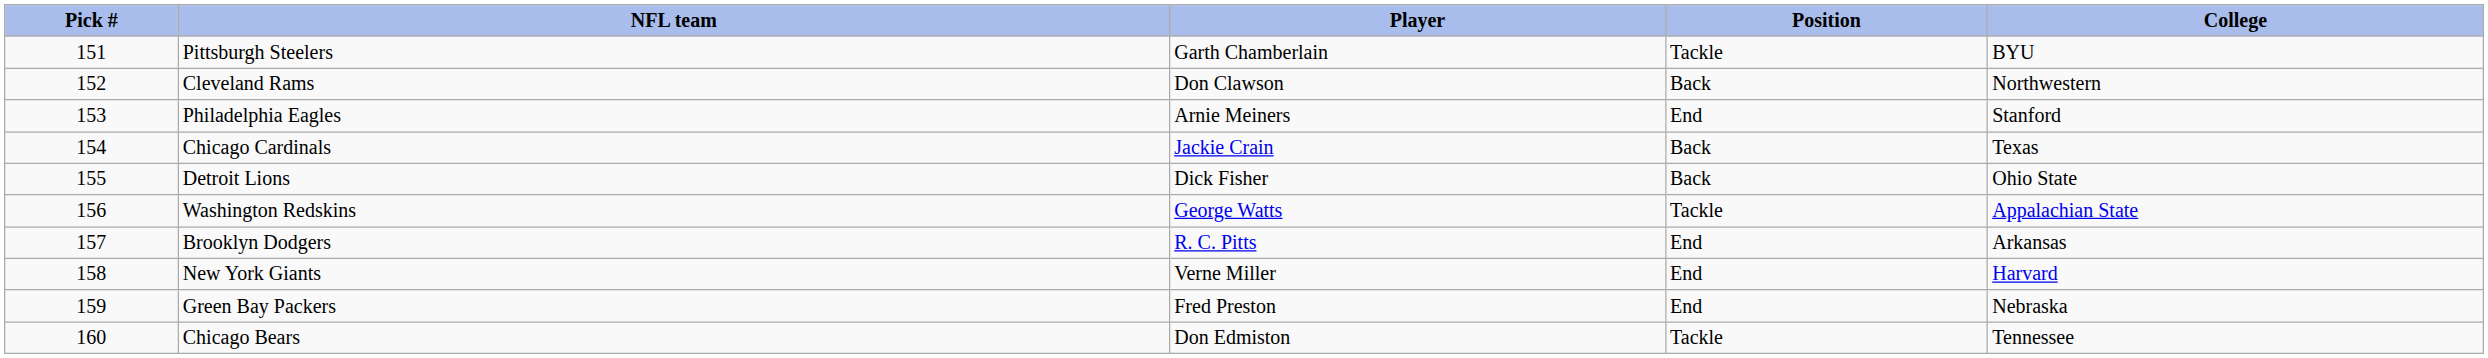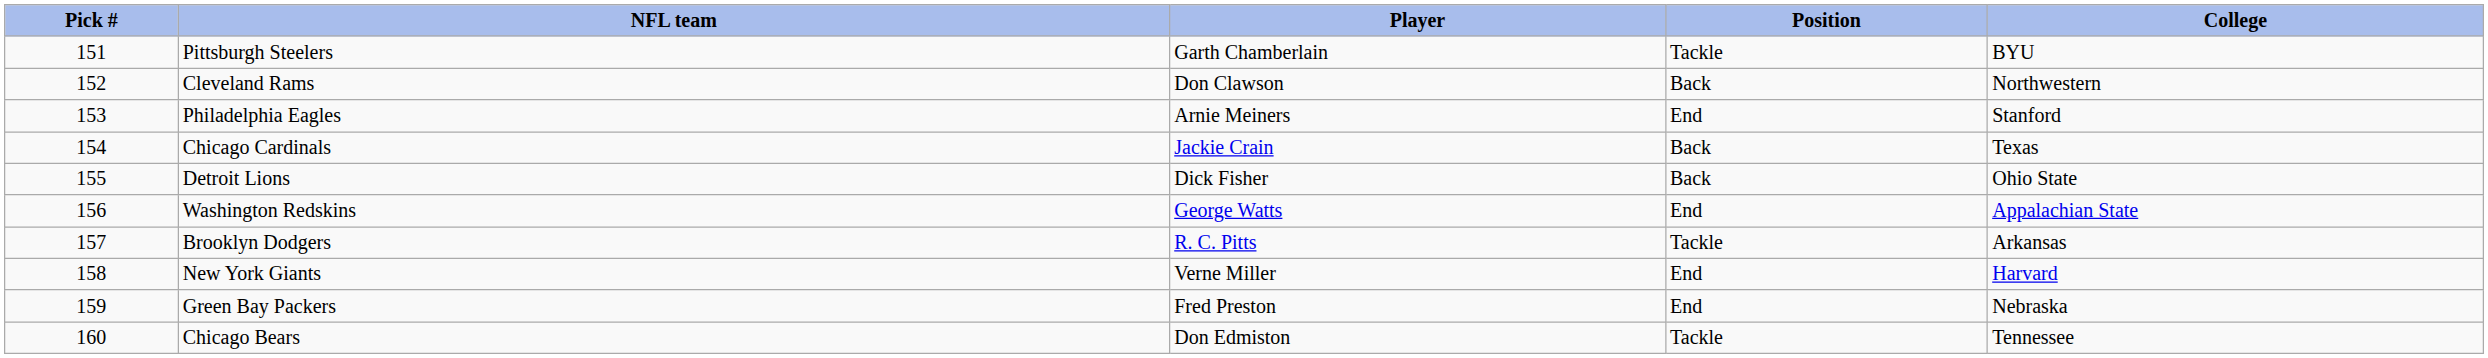(1696, 210) Tackle -> (1686, 210) End
(1686, 242) End -> (1696, 242) Tackle
